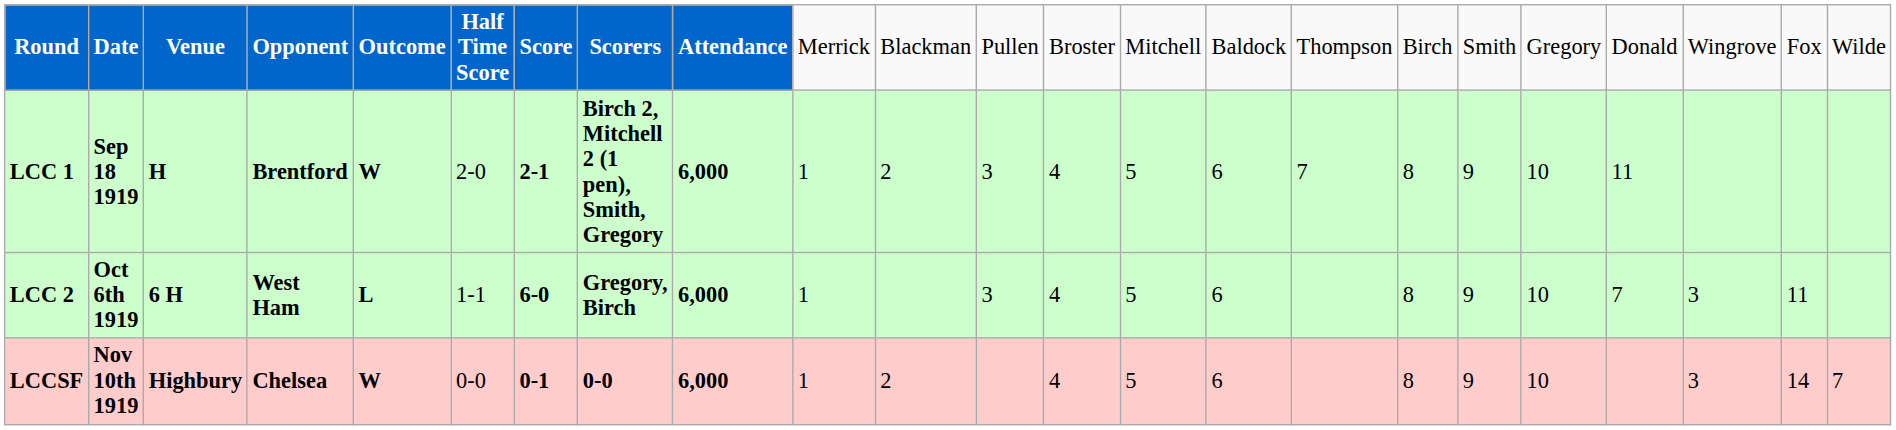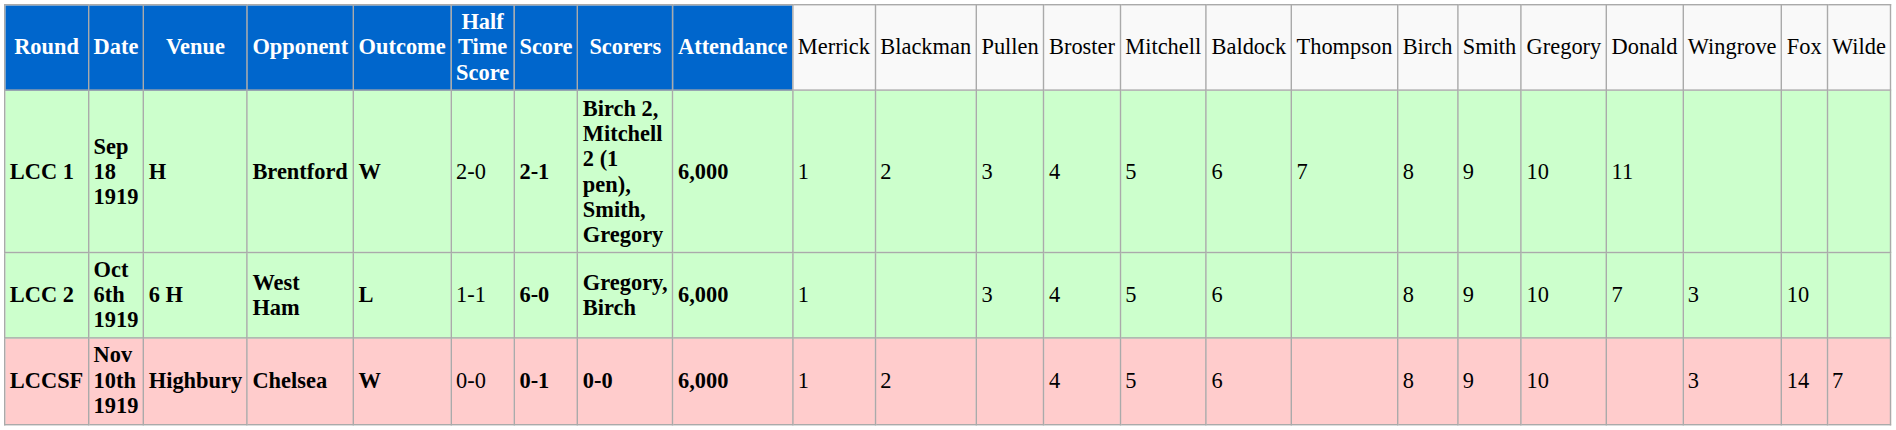(1798, 294) 11 -> (1798, 294) 10
